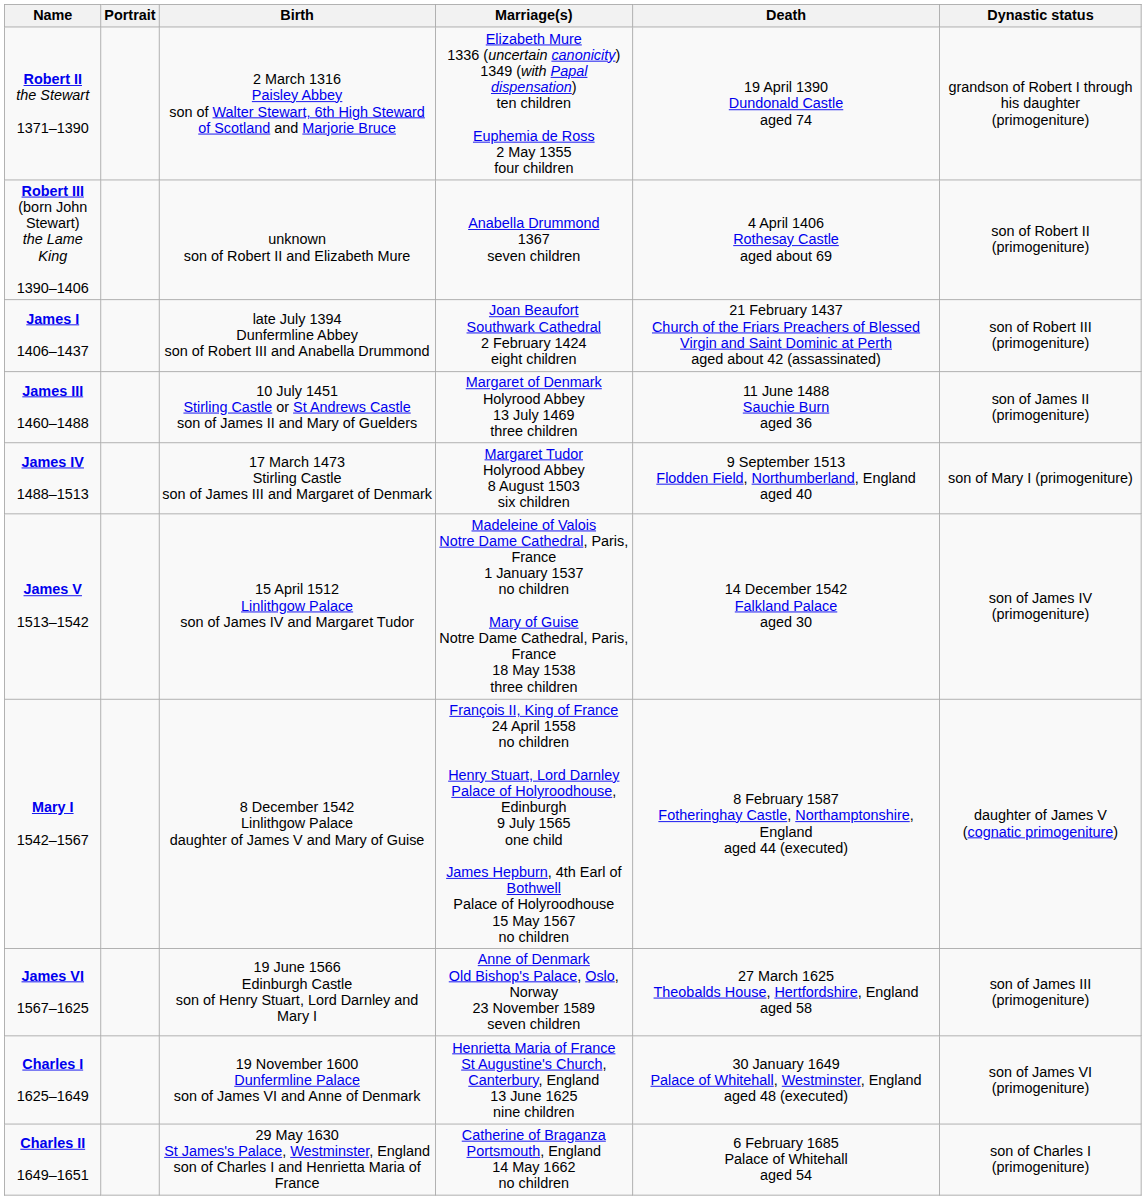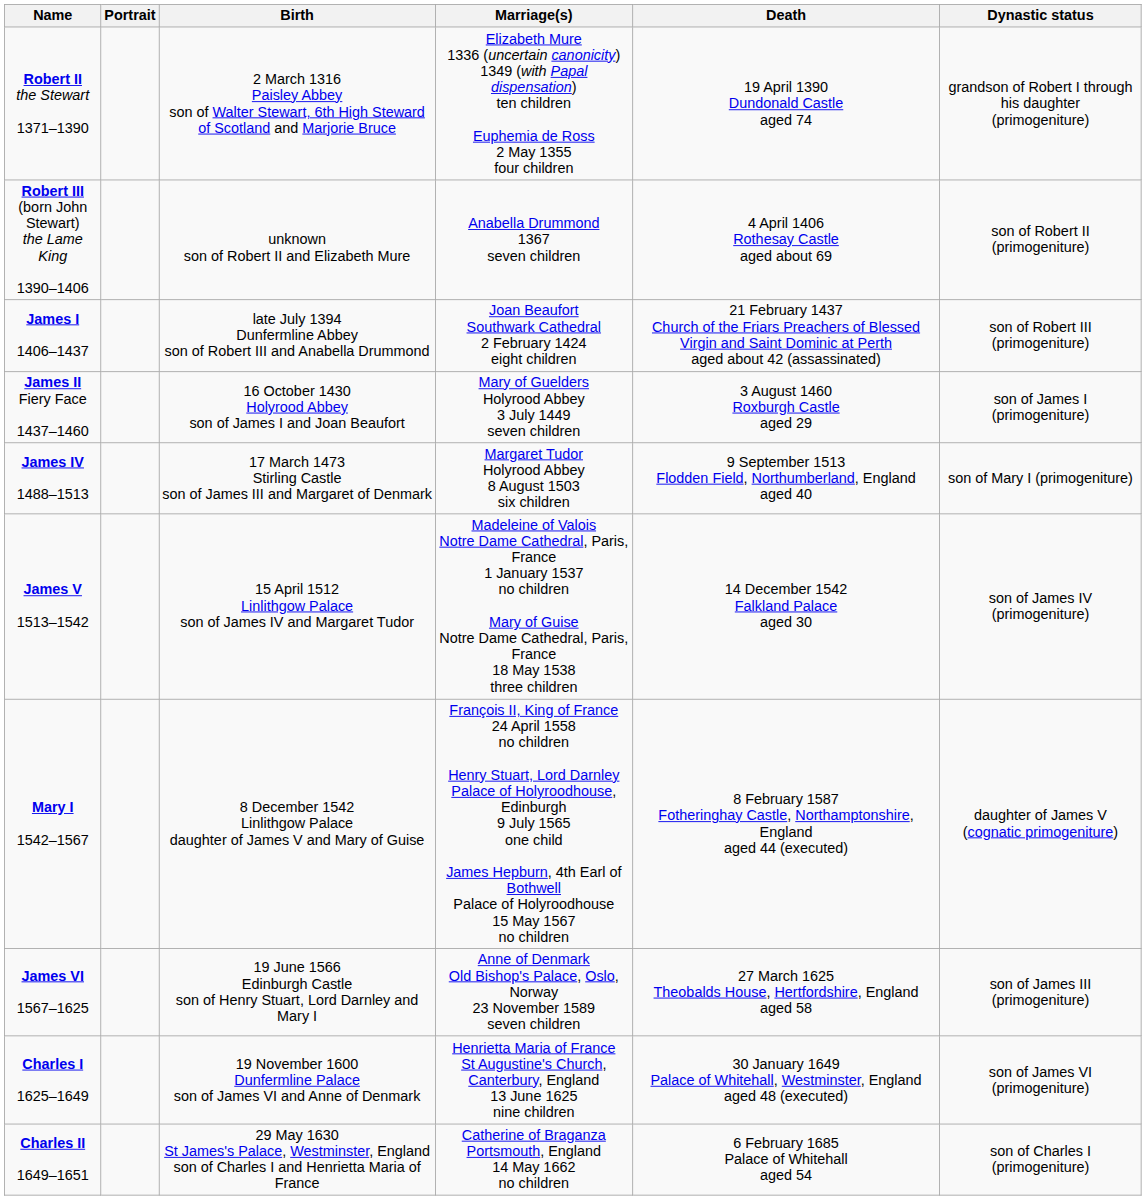+ row: (53, 406)
- row: (53, 406)
